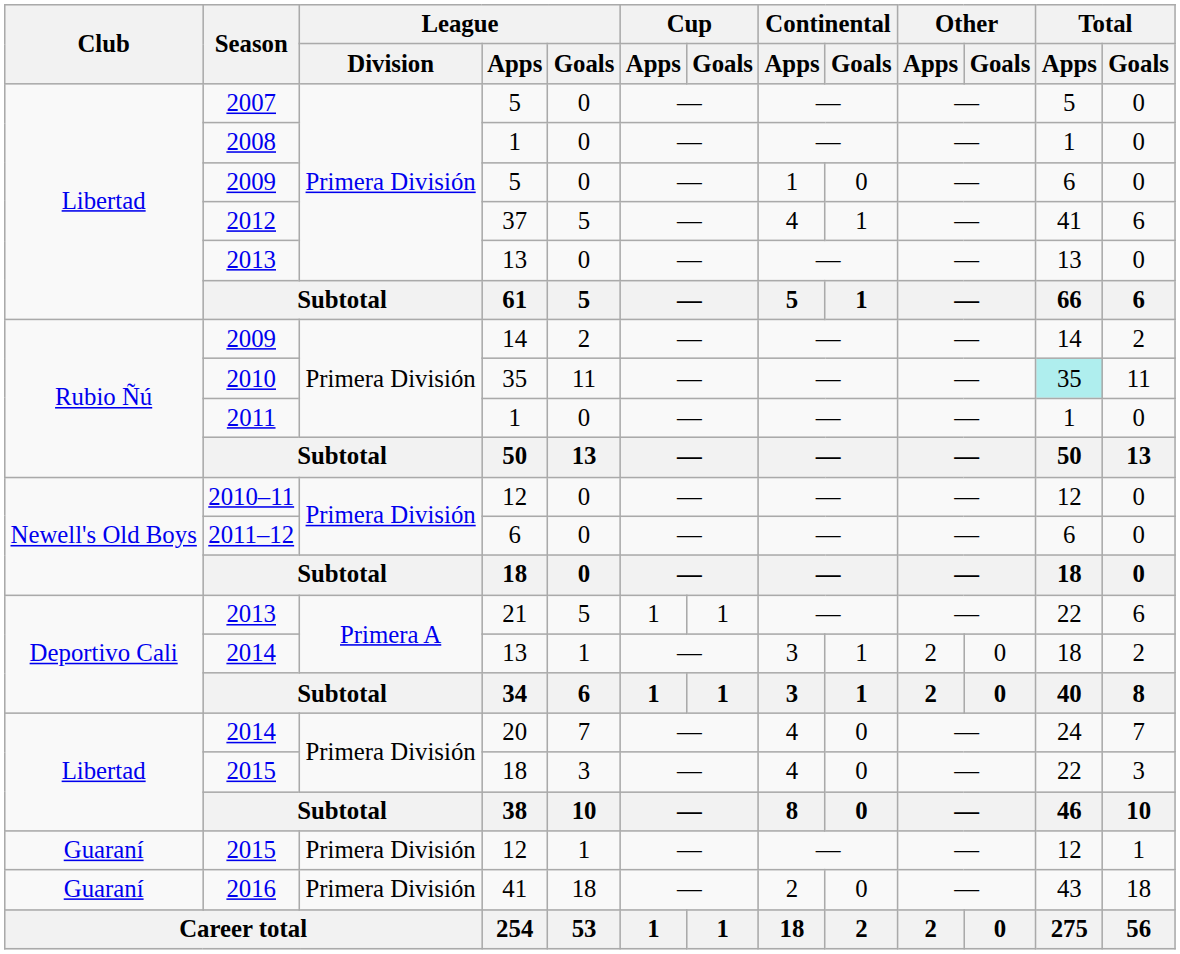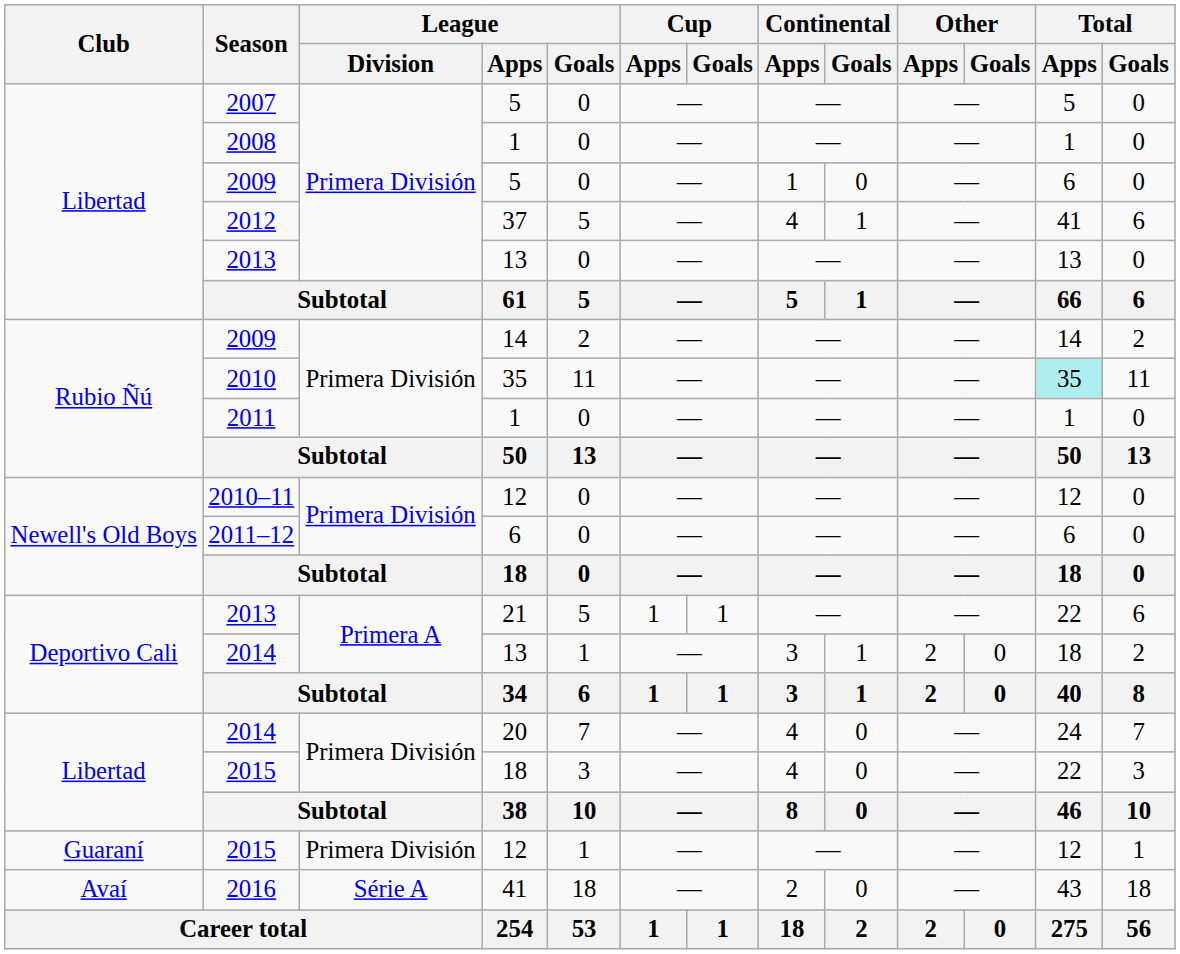(104, 889) Guaraní -> (104, 889) Avaí
(391, 889) Primera División -> (391, 889) Série A
